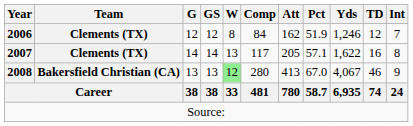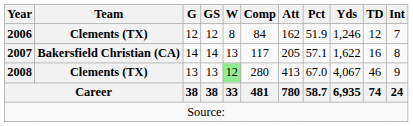(109, 53) Clements (TX) -> (109, 53) Bakersfield Christian (CA)
(109, 72) Bakersfield Christian (CA) -> (109, 72) Clements (TX)
